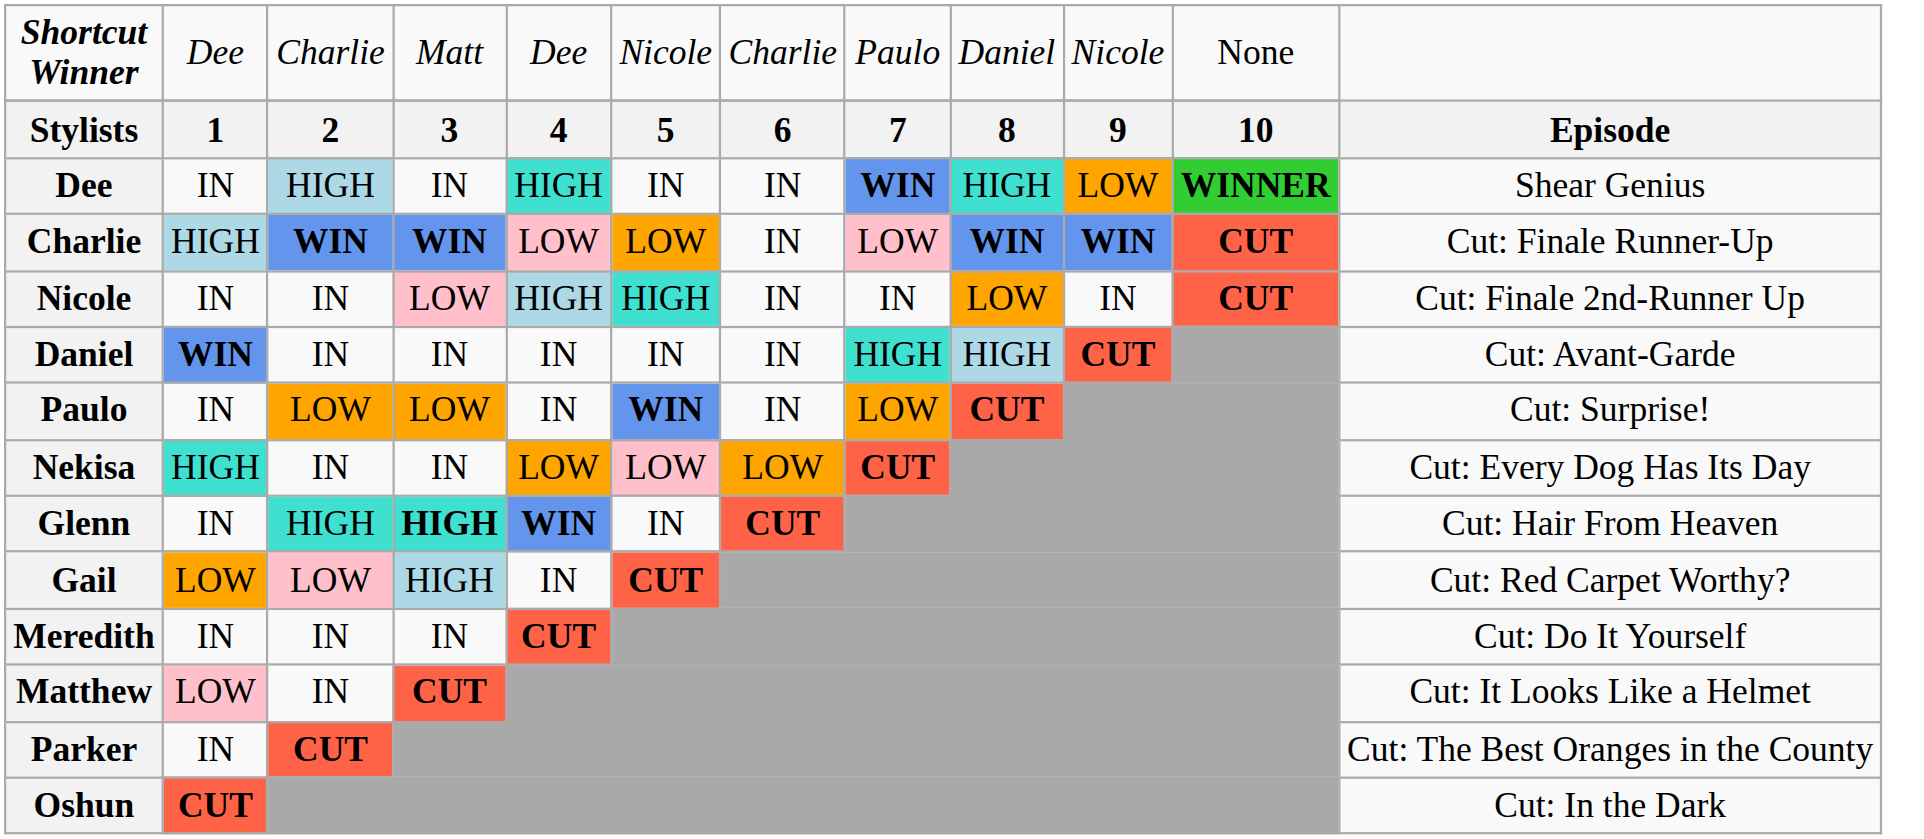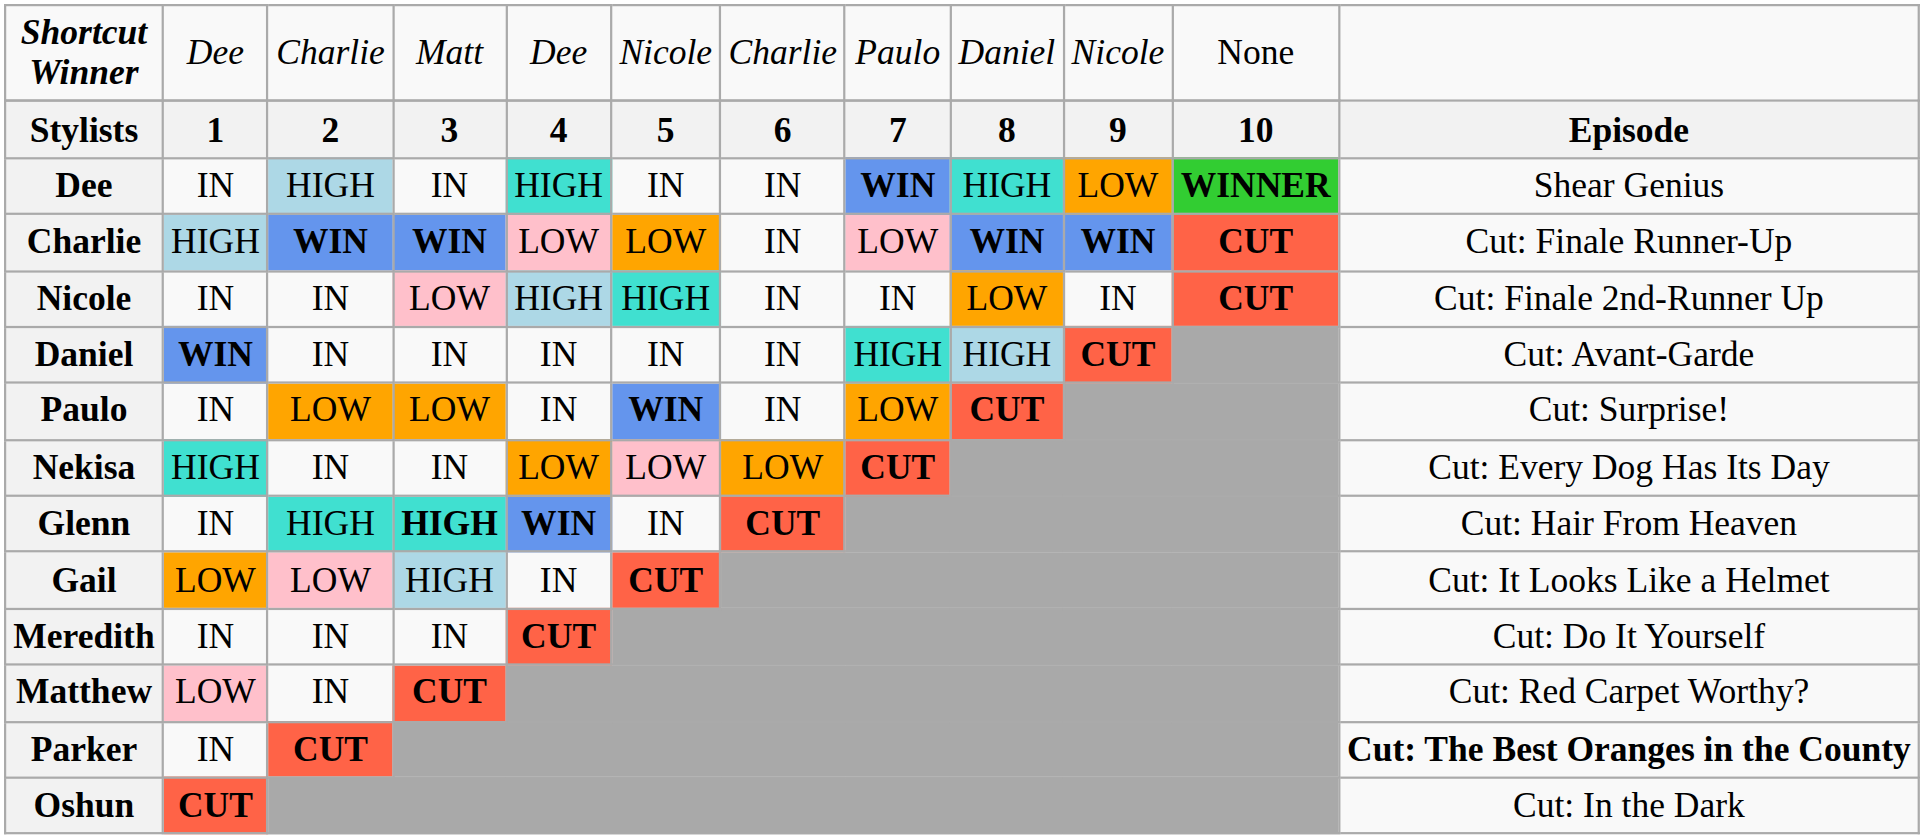(1610, 579) Cut: Red Carpet Worthy? -> (1629, 579) Cut: It Looks Like a Helmet
(1610, 692) Cut: It Looks Like a Helmet -> (1629, 692) Cut: Red Carpet Worthy?
(1610, 748) normal -> (1629, 748) bold
